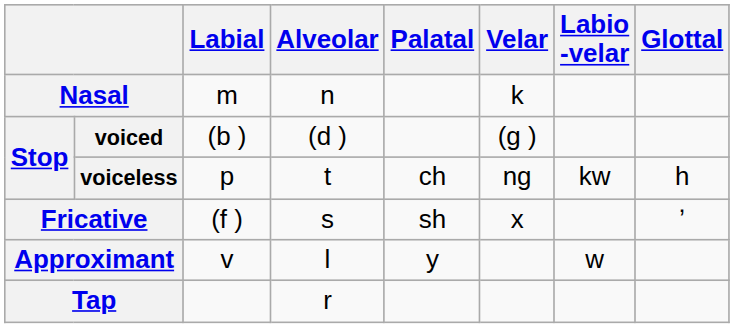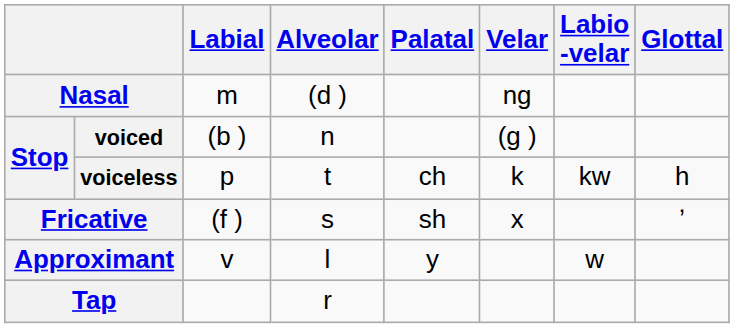(327, 95) n -> (327, 95) (d )
(517, 95) k -> (517, 95) ng
(327, 136) (d ) -> (327, 136) n
(517, 177) ng -> (517, 177) k
